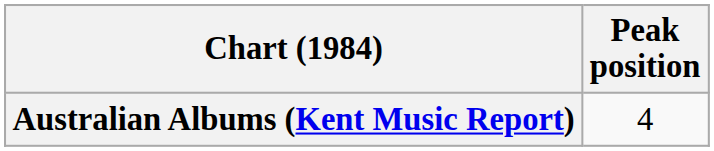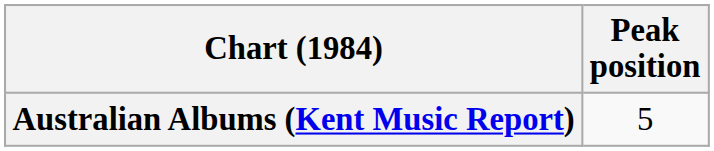(645, 118) 4 -> (645, 118) 5
